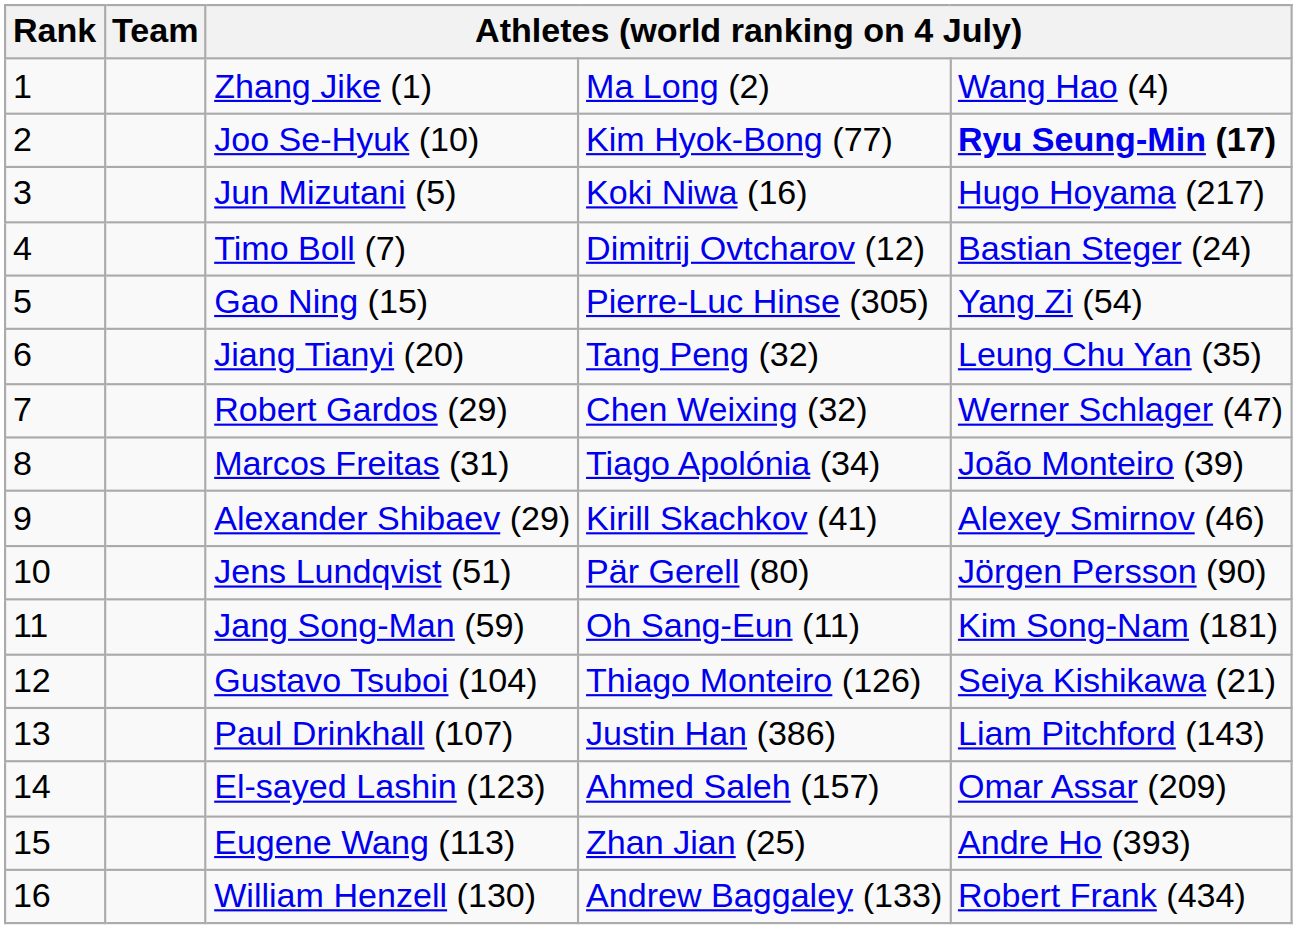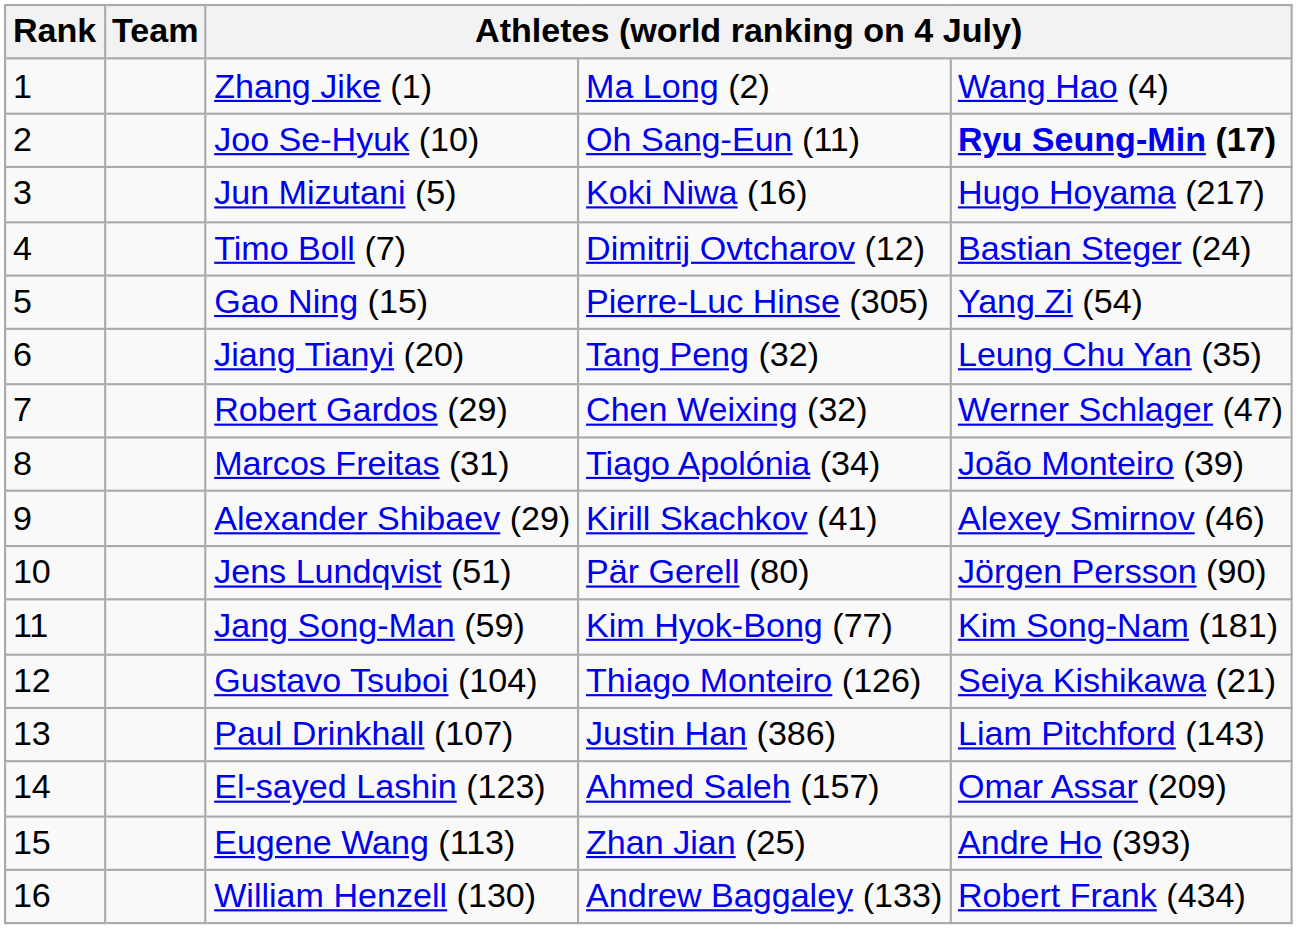(739, 139) Kim Hyok-Bong (77) -> (723, 139) Oh Sang-Eun (11)
(723, 626) Oh Sang-Eun (11) -> (739, 626) Kim Hyok-Bong (77)
